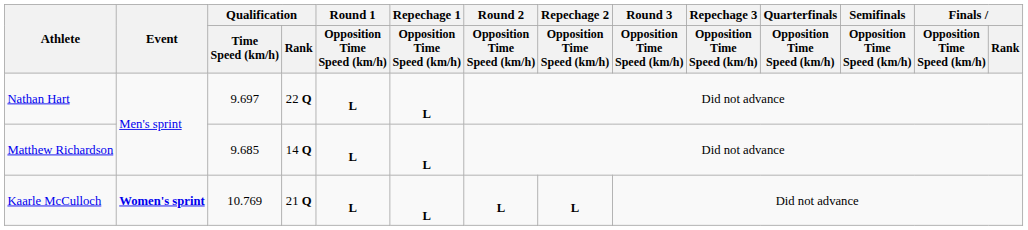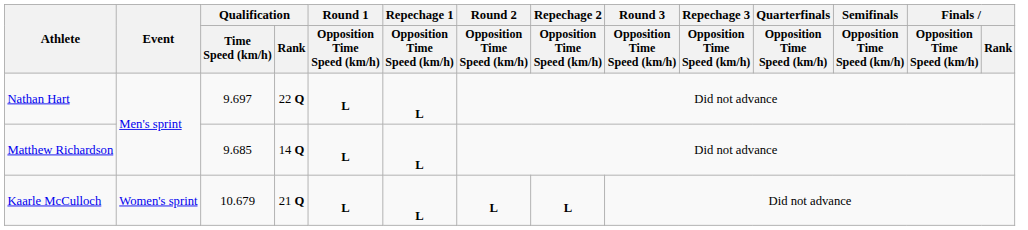(162, 200) bold -> (158, 200) normal
(245, 200) 10.769 -> (238, 200) 10.679
